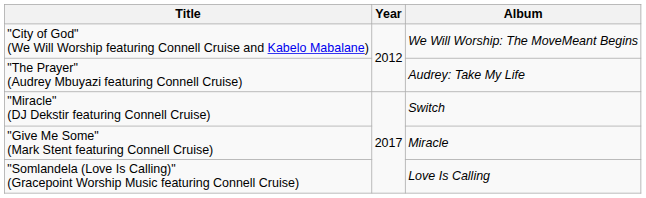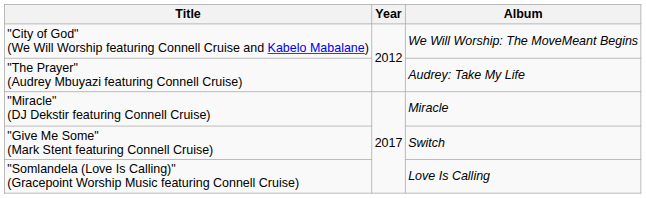(427, 108) Switch -> (428, 108) Miracle
(428, 142) Miracle -> (427, 142) Switch
